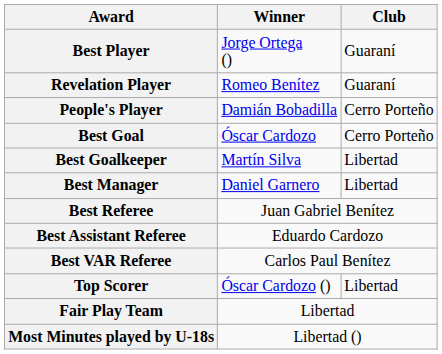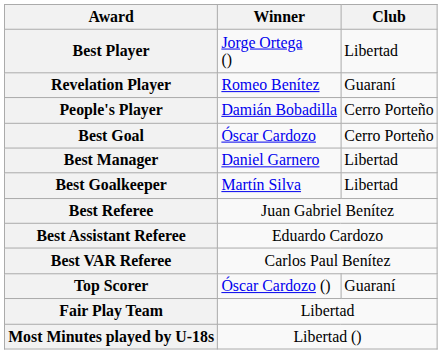(370, 51) Guaraní -> (371, 51) Libertad
rows swapped: (111, 160) <-> (111, 185)
(371, 286) Libertad -> (370, 286) Guaraní
